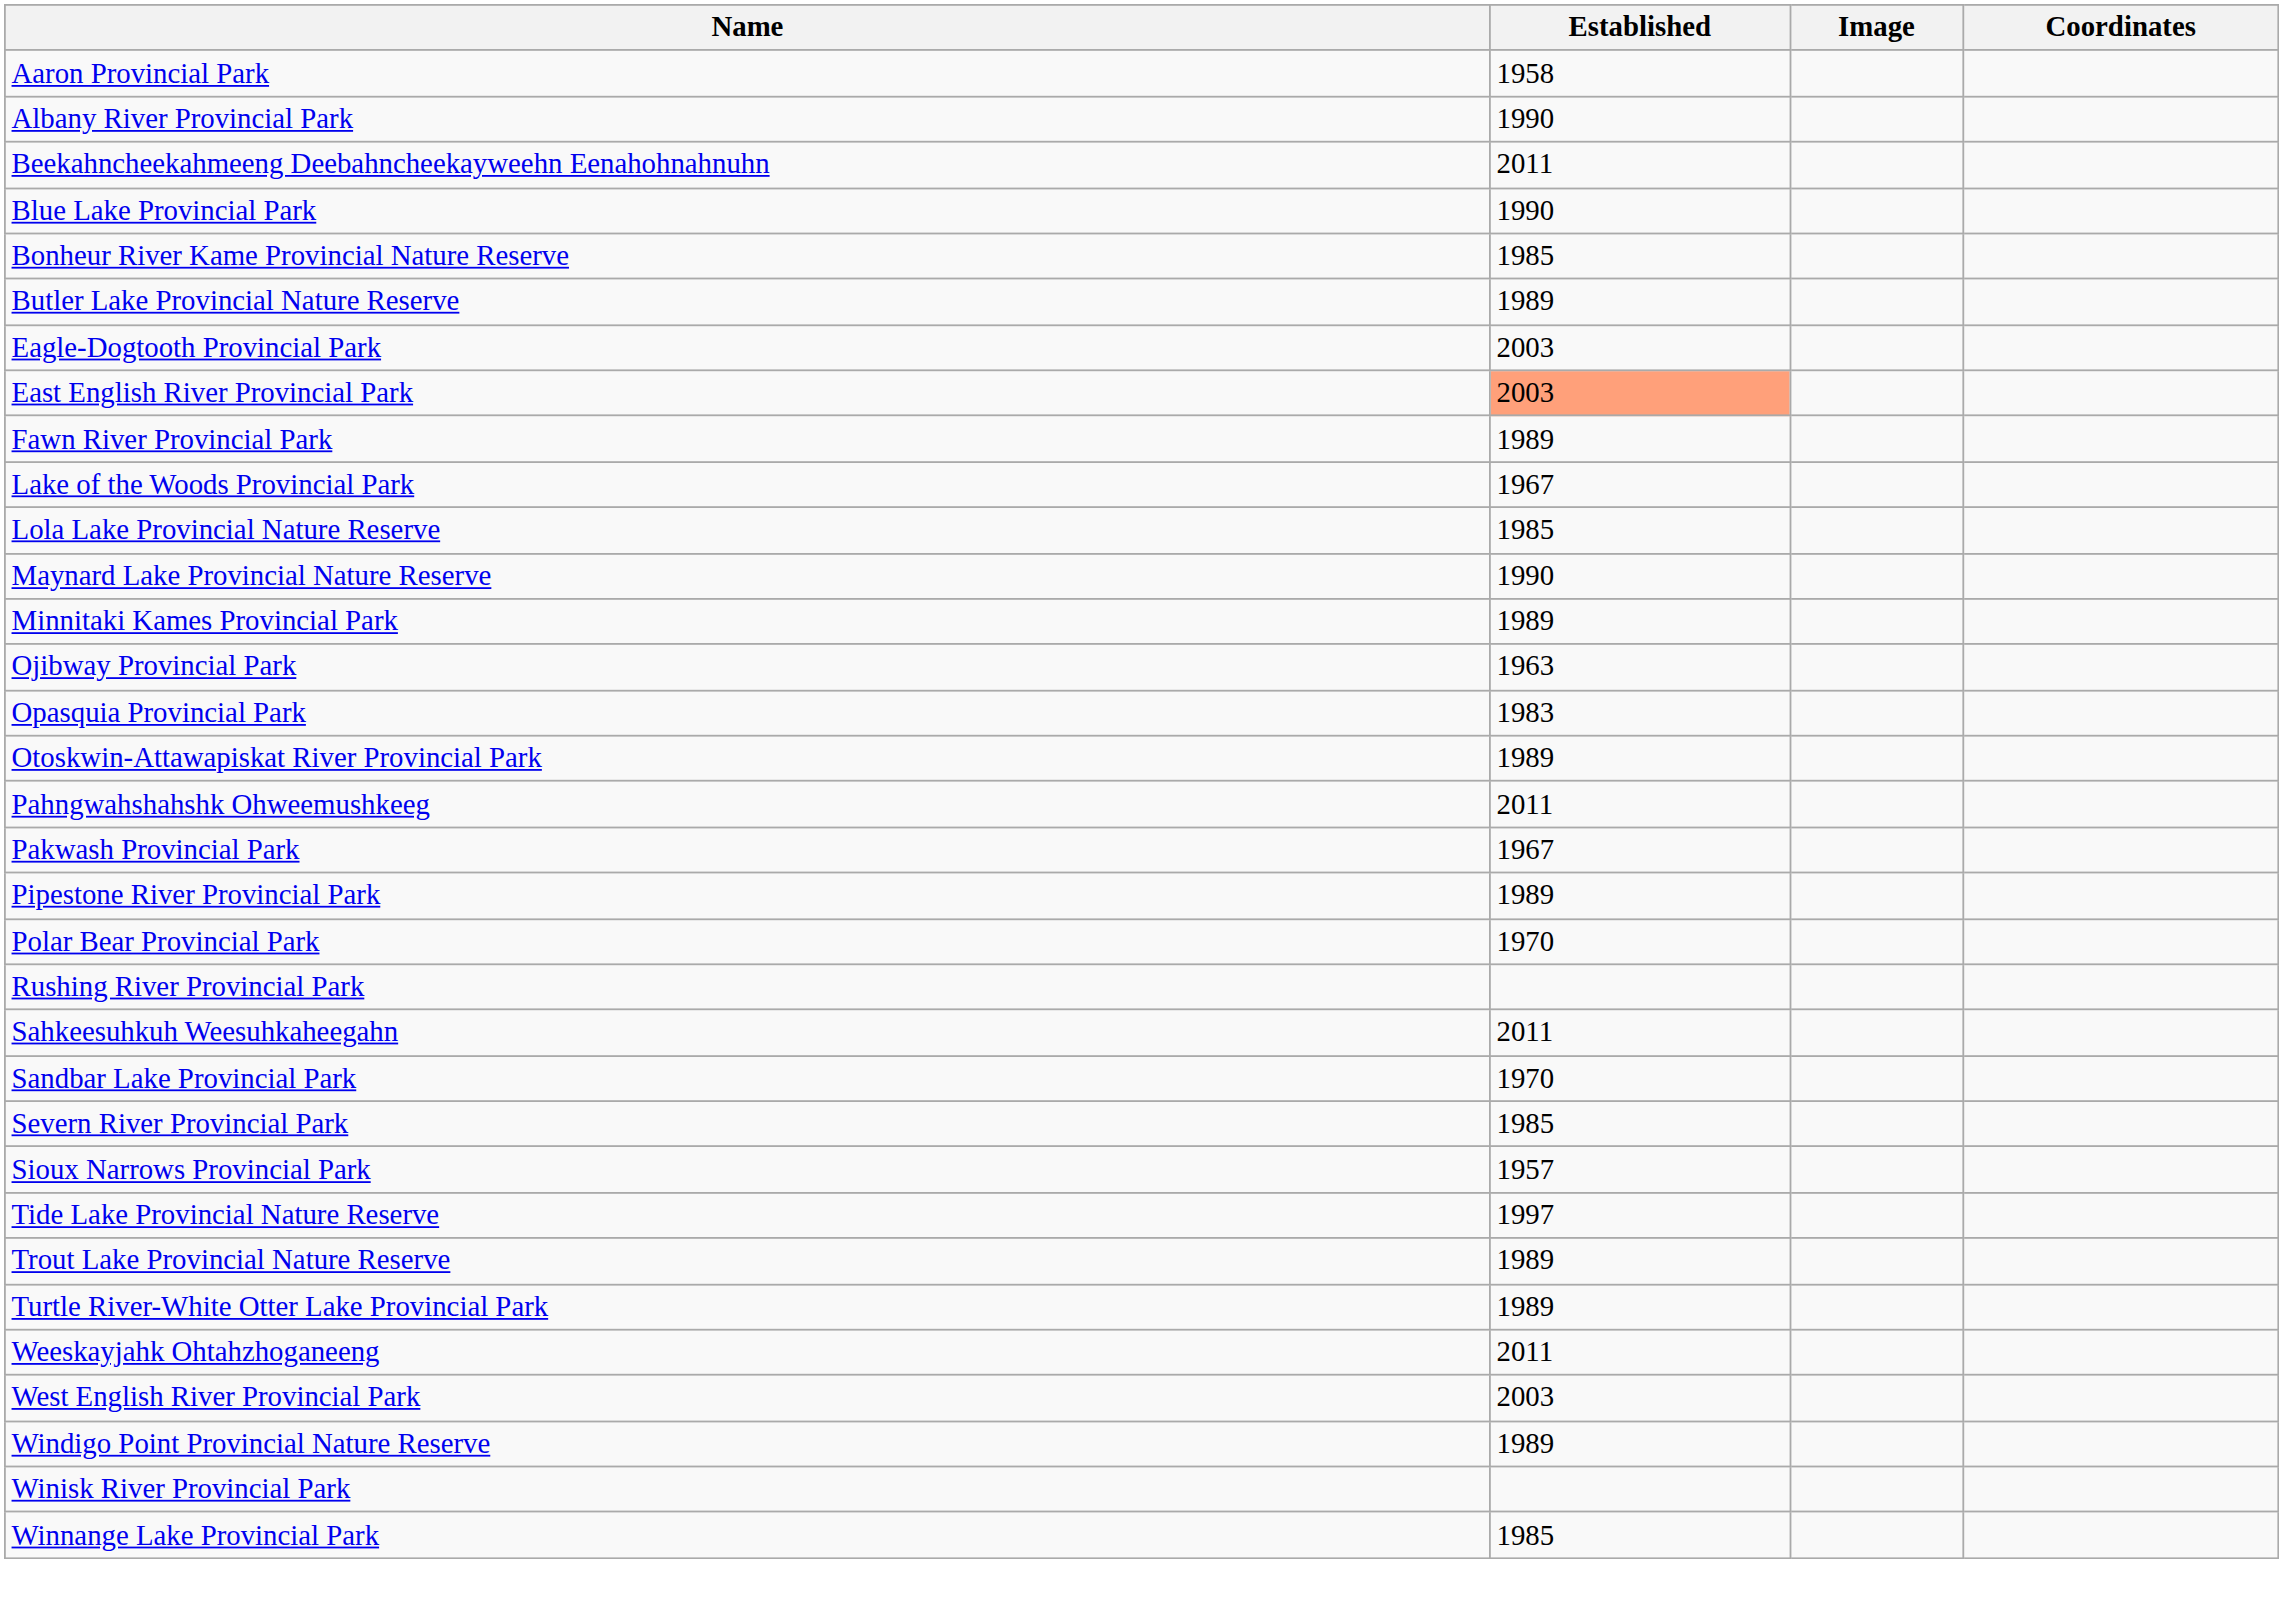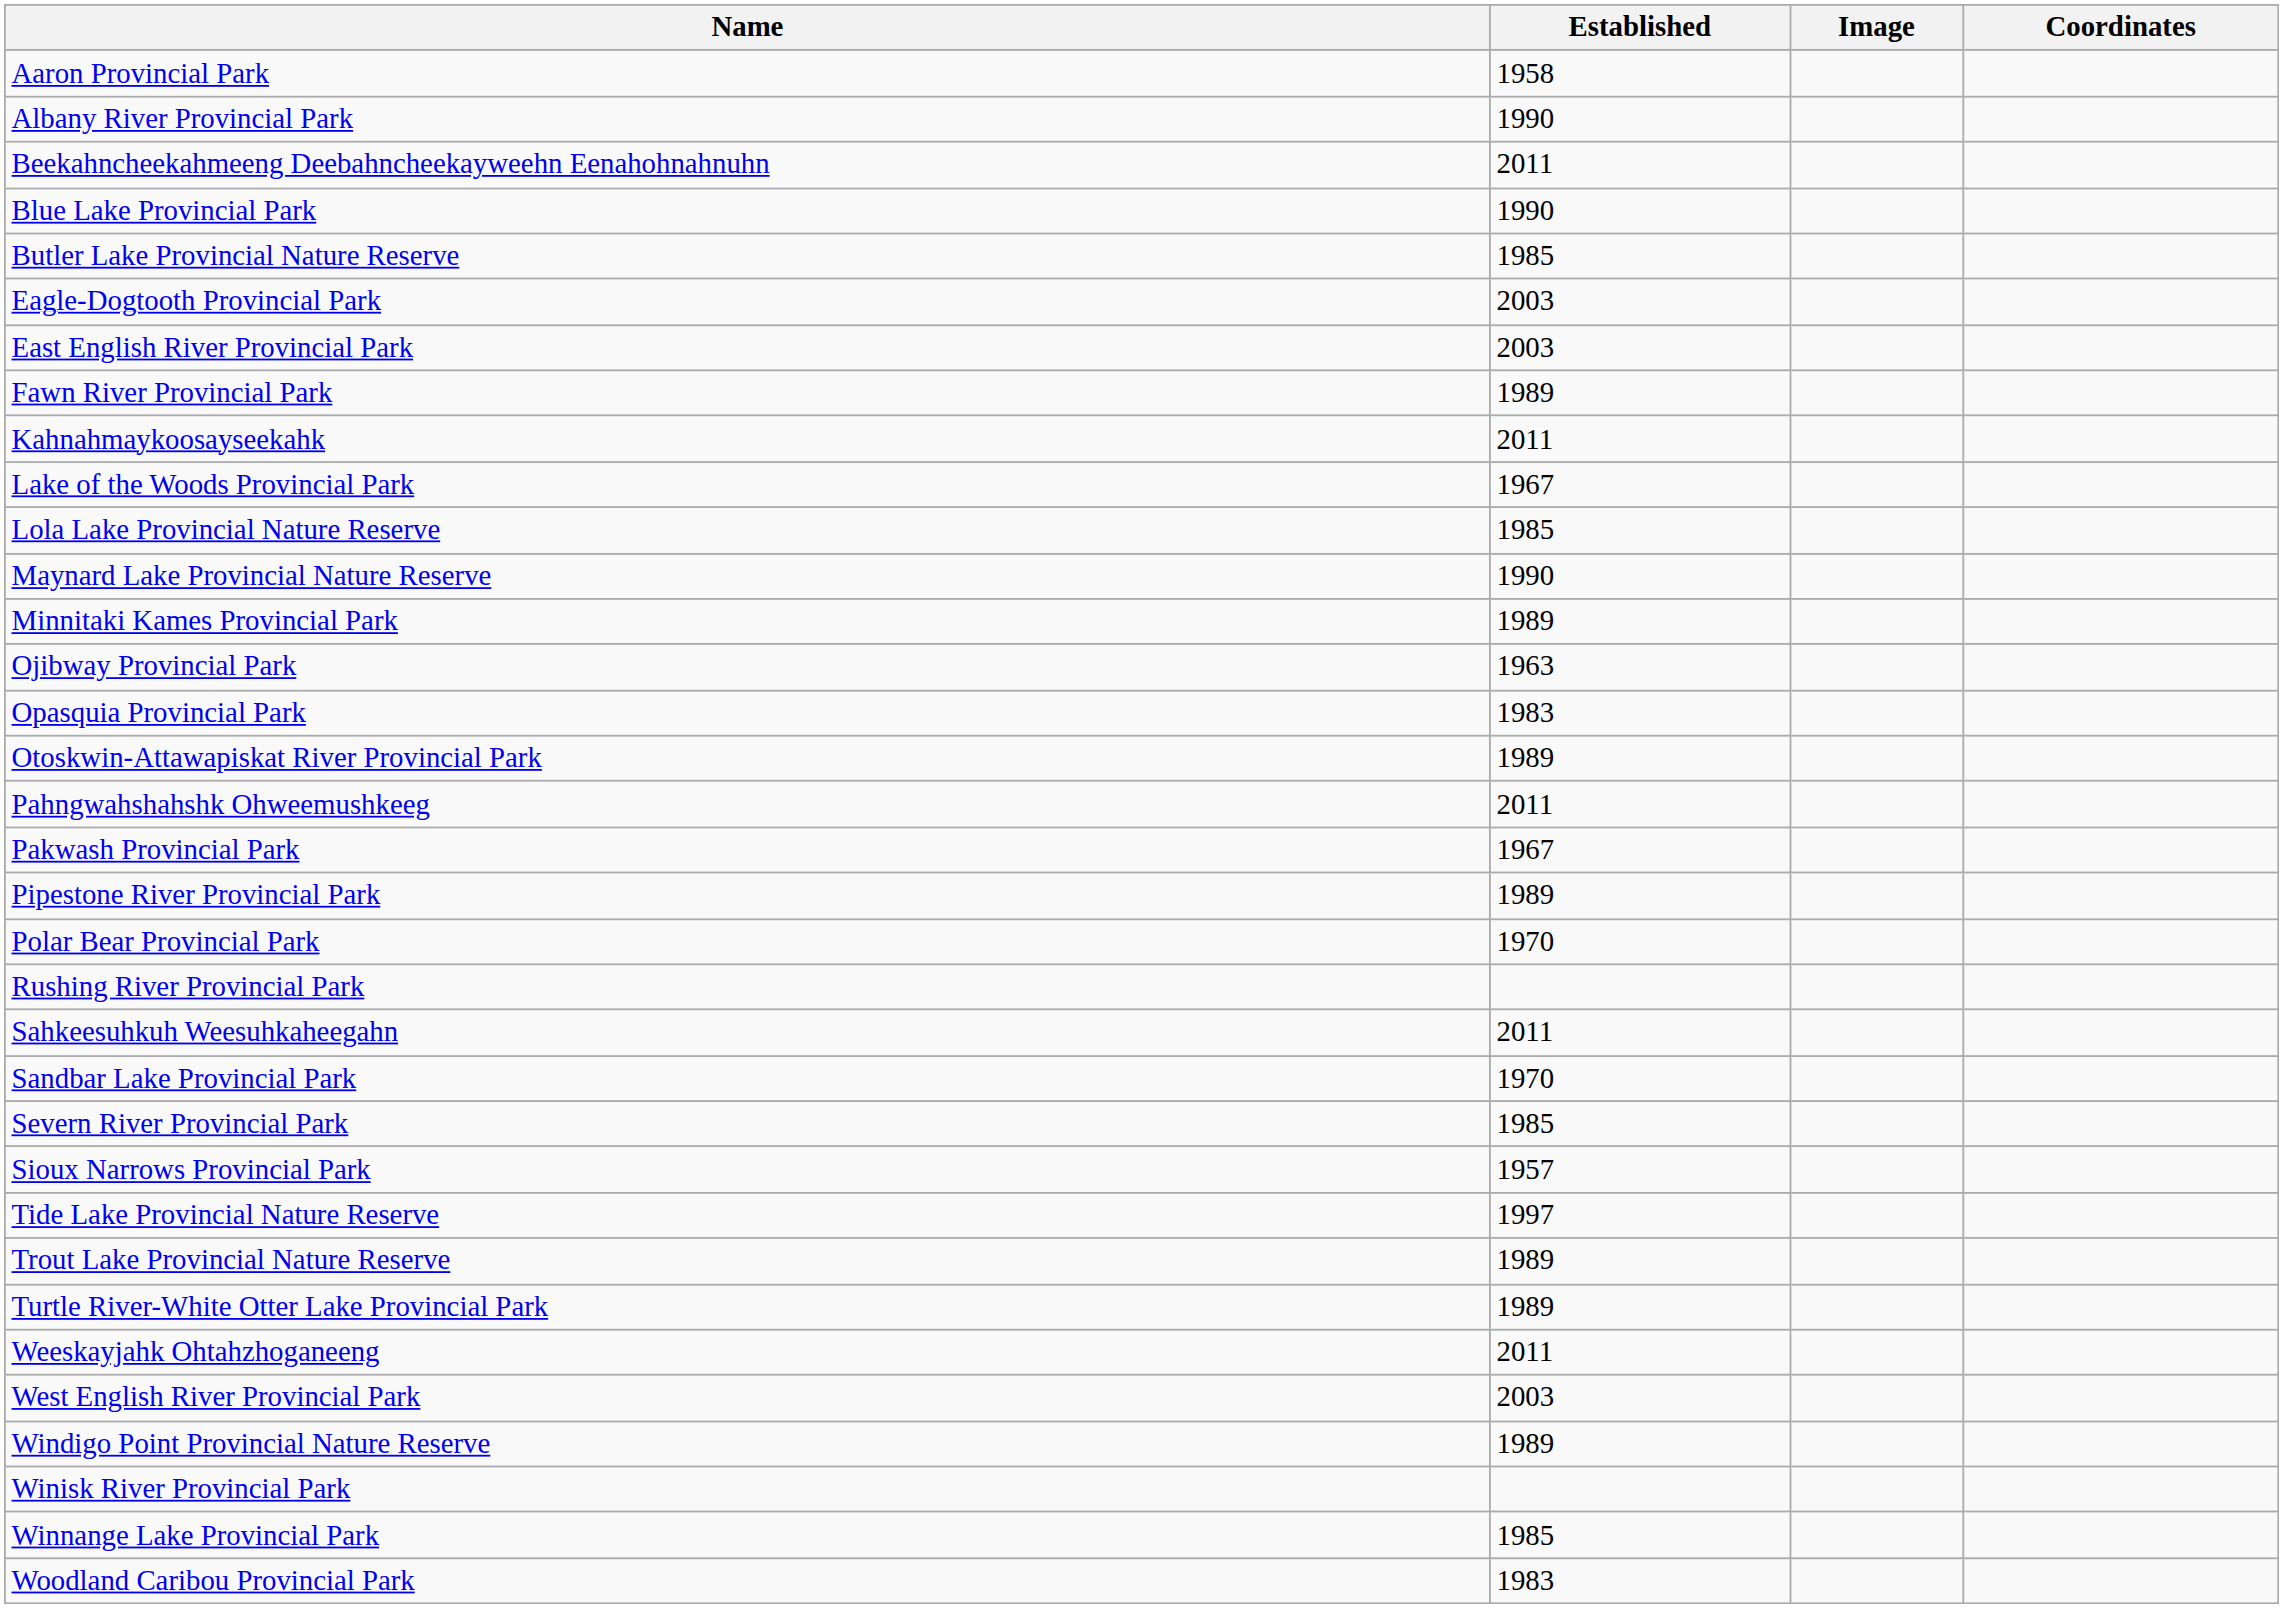- row: (290, 255)
(1525, 301) 1989 -> (1525, 255) 1985
(1525, 392) lightsalmon background -> (1525, 347) no background
+ row: (168, 438)
+ row: (213, 1580)
